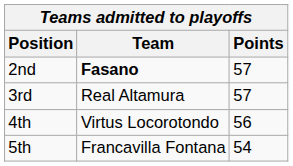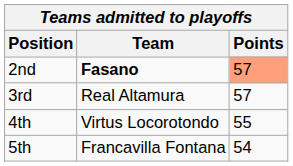(242, 69) no background -> (242, 69) lightsalmon background
(242, 122) 56 -> (242, 122) 55
